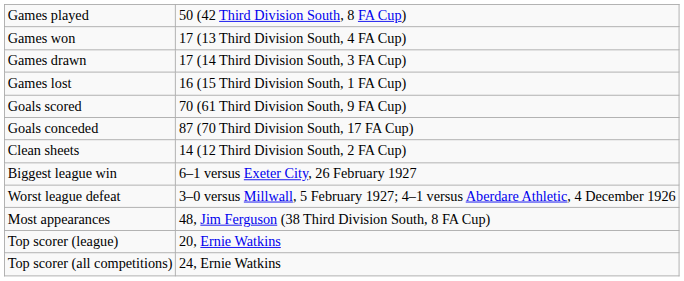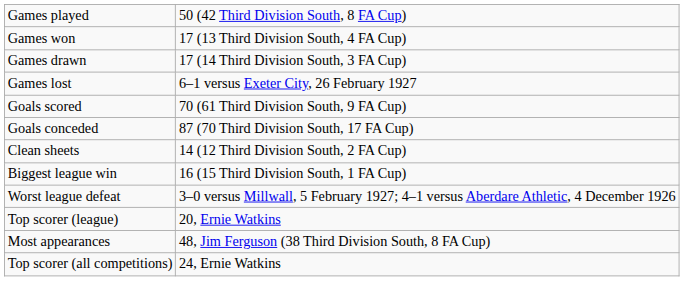(293, 83) 16 (15 Third Division South, 1 FA Cup) -> (298, 83) 6–1 versus Exeter City, 26 February 1927
(298, 173) 6–1 versus Exeter City, 26 February 1927 -> (293, 173) 16 (15 Third Division South, 1 FA Cup)
rows swapped: (59, 219) <-> (63, 241)
